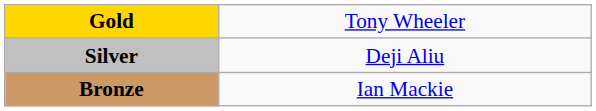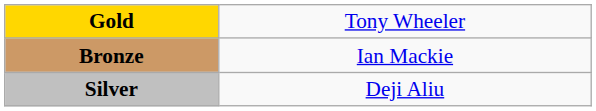rows swapped: (111, 55) <-> (111, 88)
